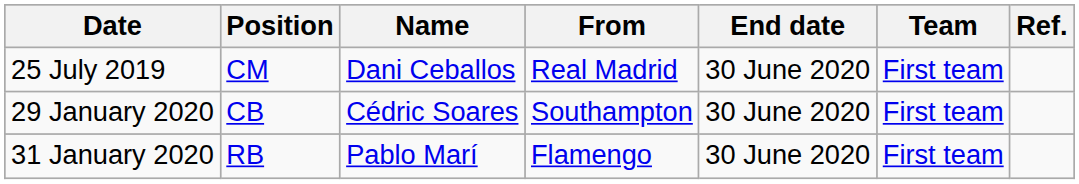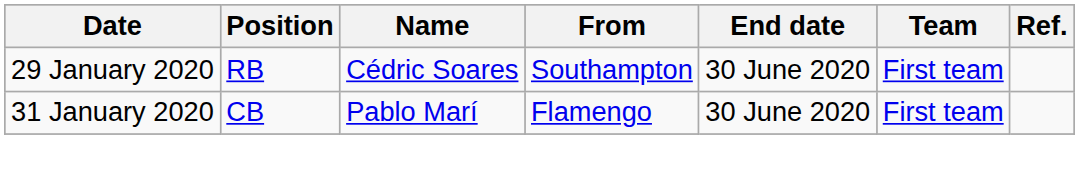- row: (88, 69)
(245, 112) CB -> (245, 69) RB
(245, 155) RB -> (245, 112) CB
